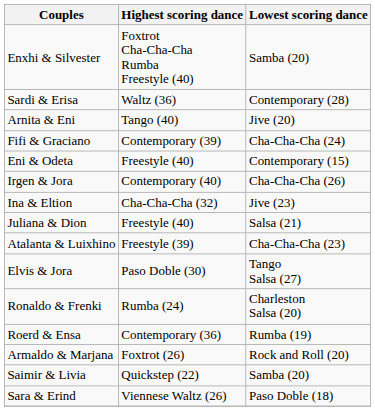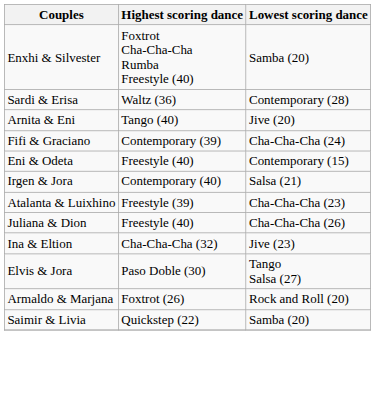(297, 181) Cha-Cha-Cha (26) -> (275, 181) Salsa (21)
rows swapped: (61, 243) <-> (40, 202)
(275, 222) Salsa (21) -> (297, 222) Cha-Cha-Cha (26)
- row: (55, 306)
- row: (44, 334)
- row: (42, 395)
